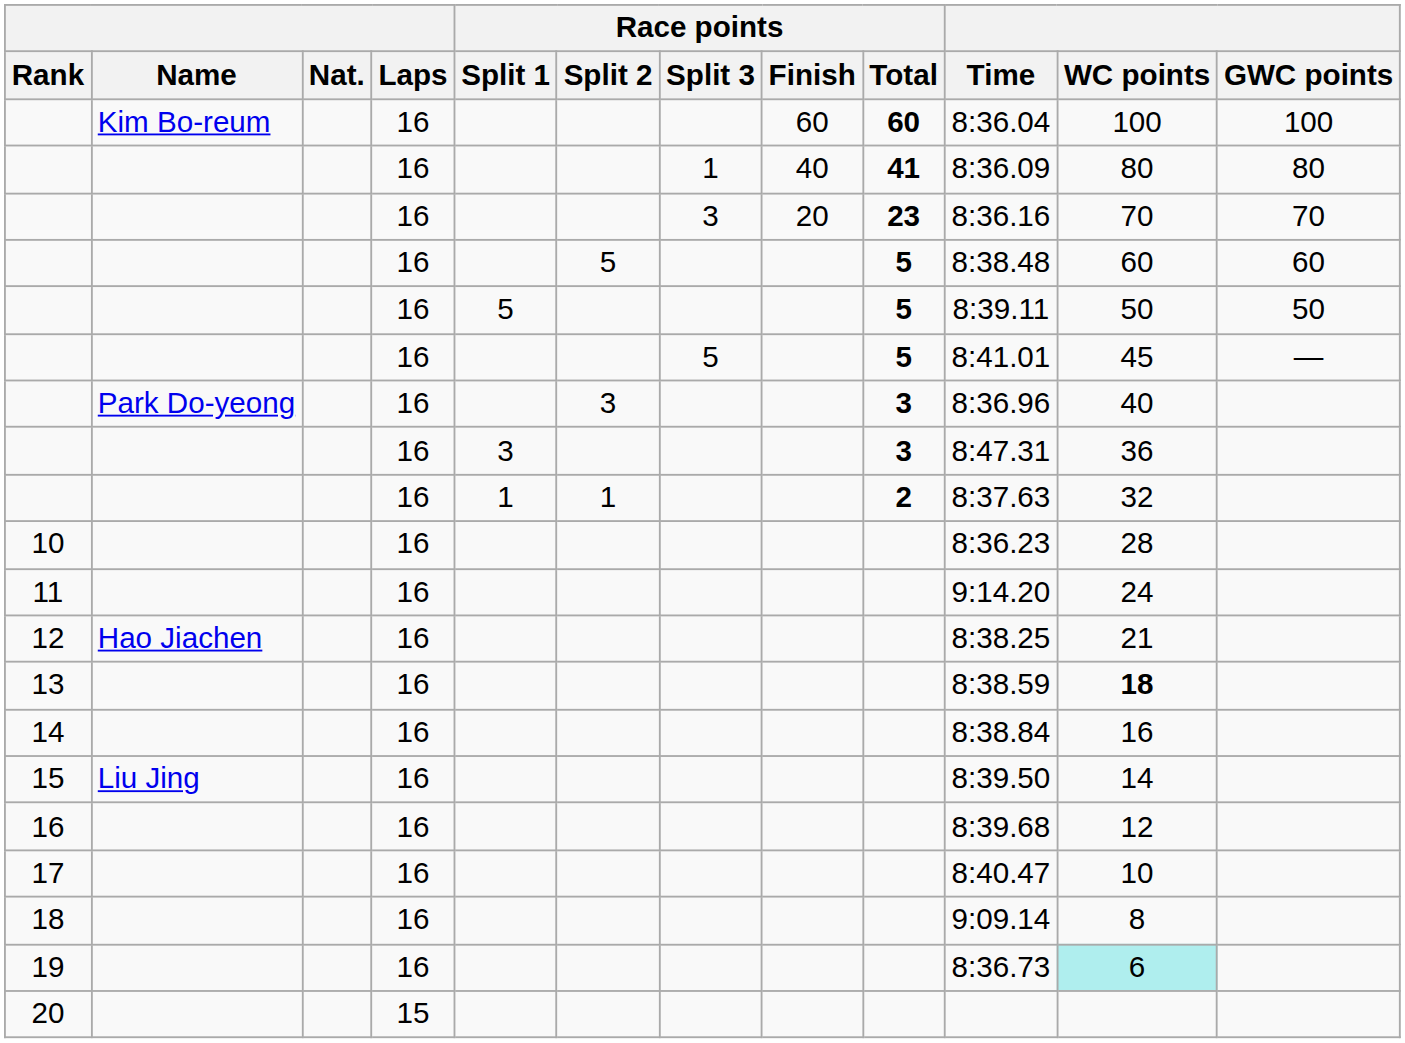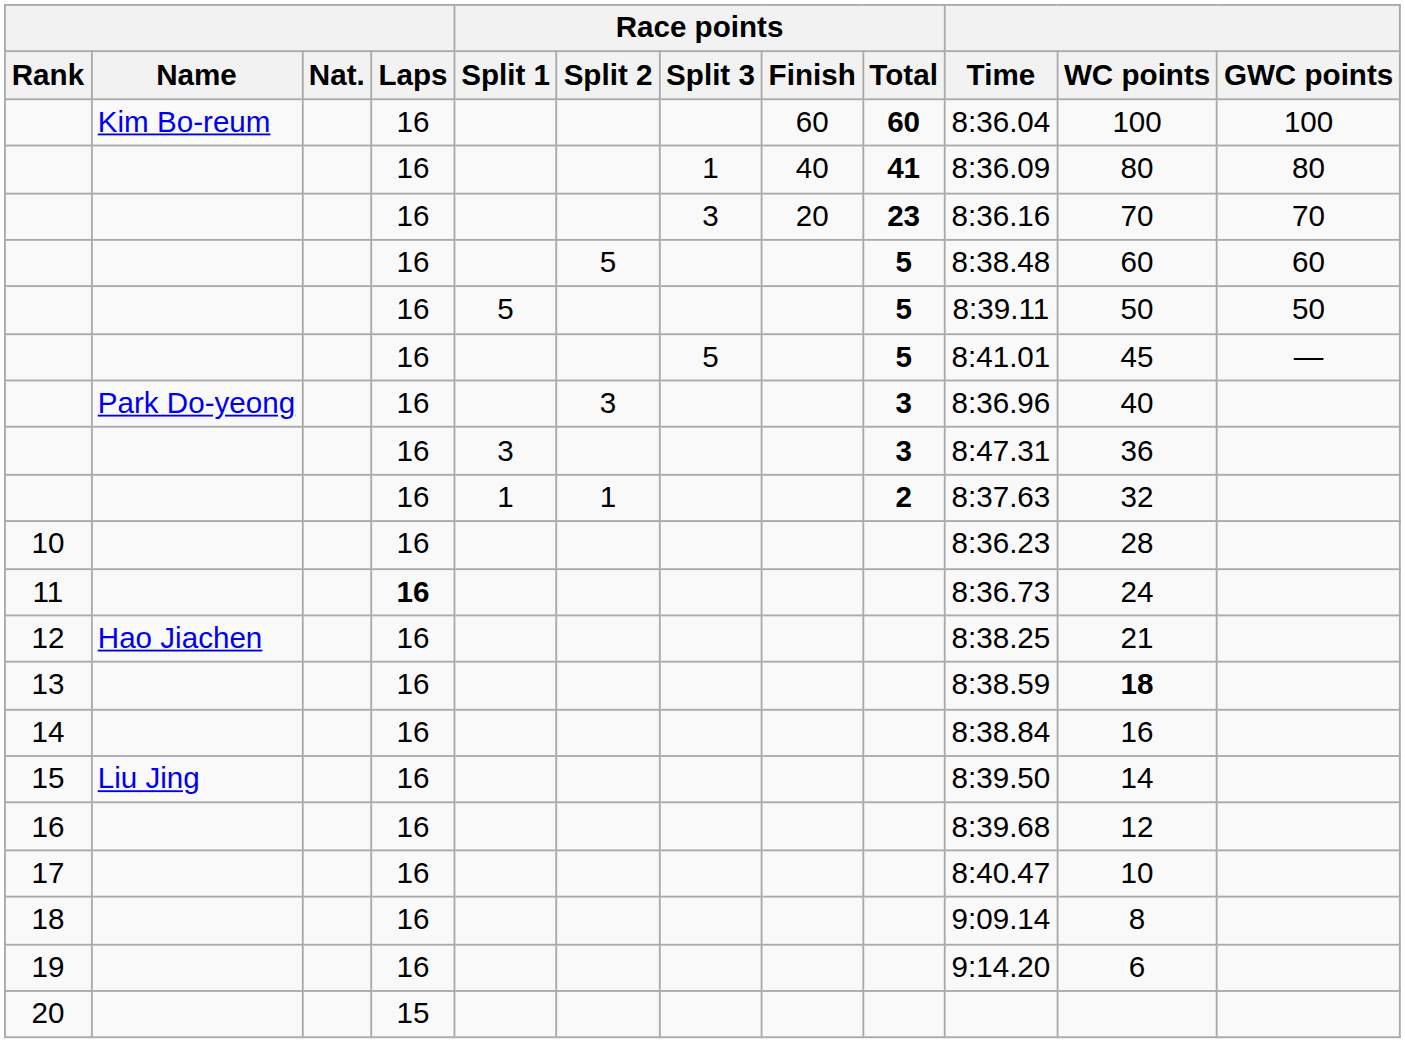(413, 591) normal -> (413, 591) bold
(1001, 591) 9:14.20 -> (1001, 591) 8:36.73
(1001, 966) 8:36.73 -> (1001, 966) 9:14.20
(1137, 966) paleturquoise background -> (1137, 966) no background
